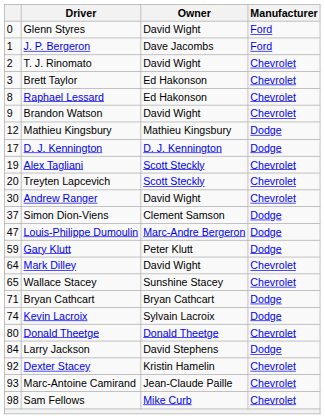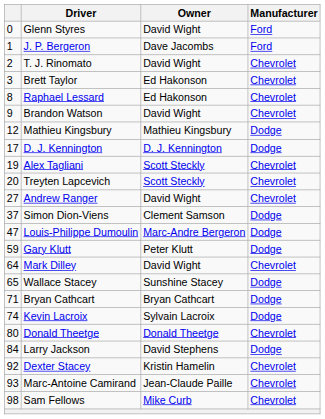(13, 198) 30 -> (13, 198) 27
(273, 282) Chevrolet -> (266, 282) Dodge
